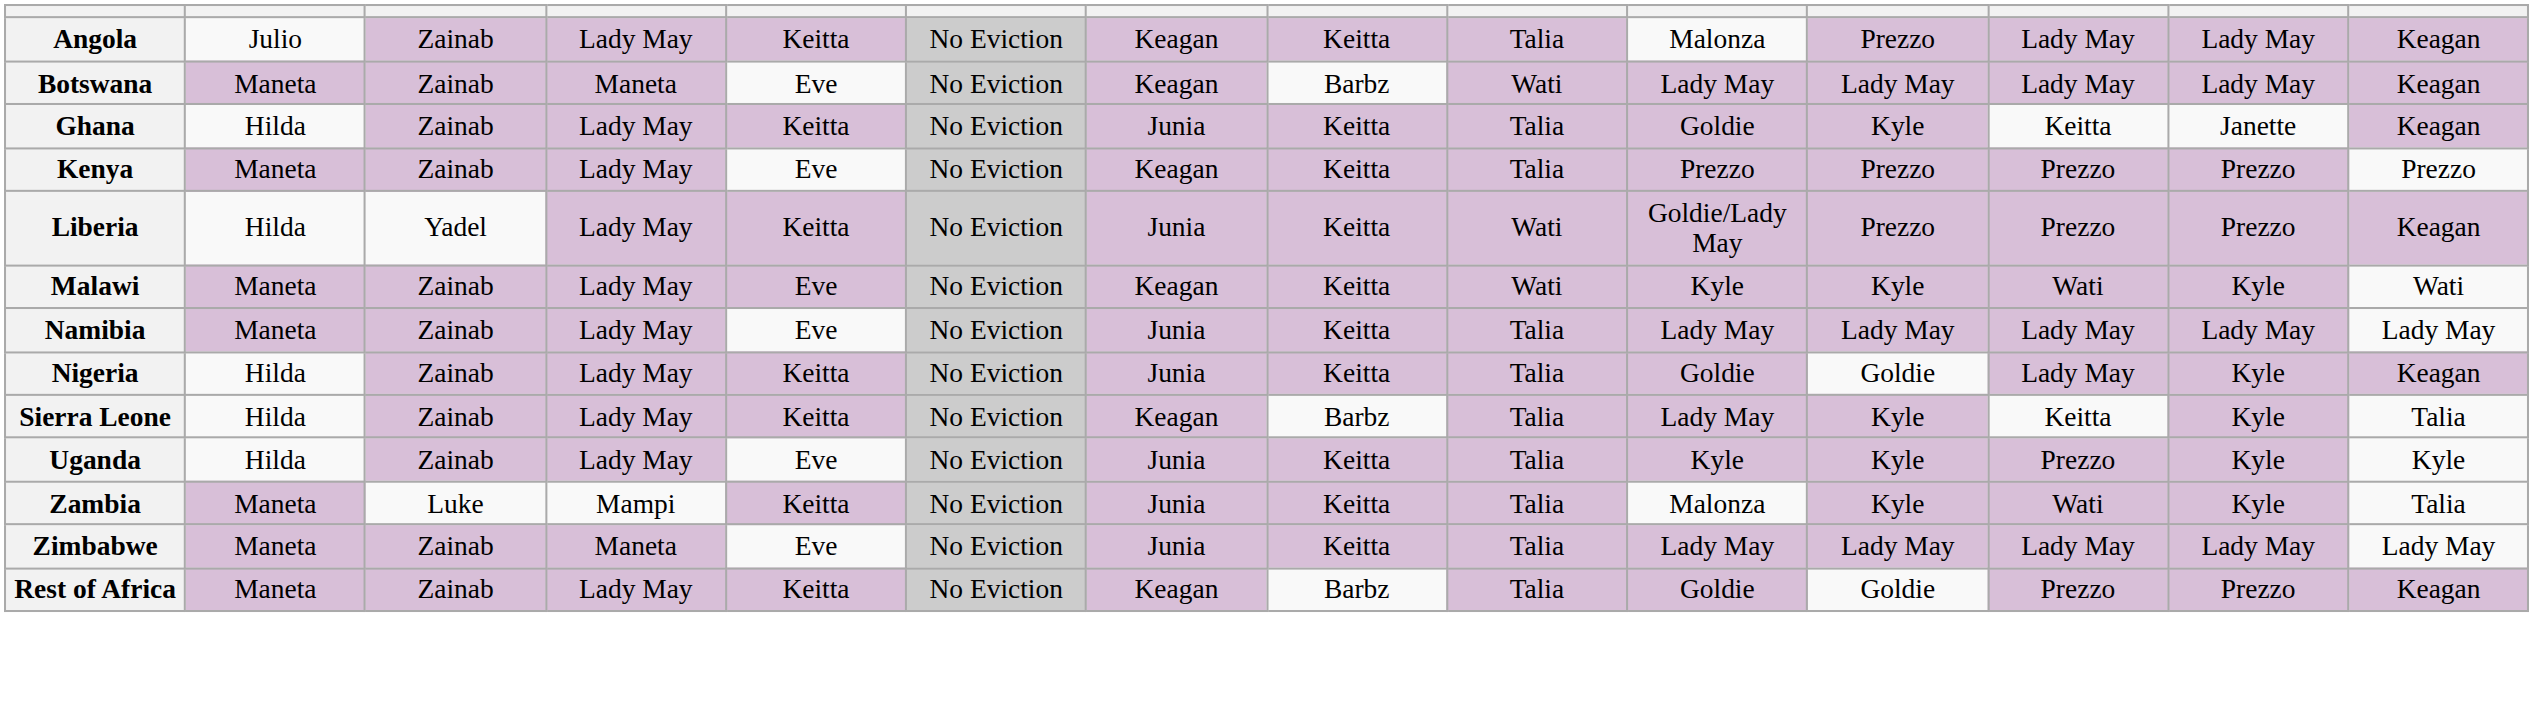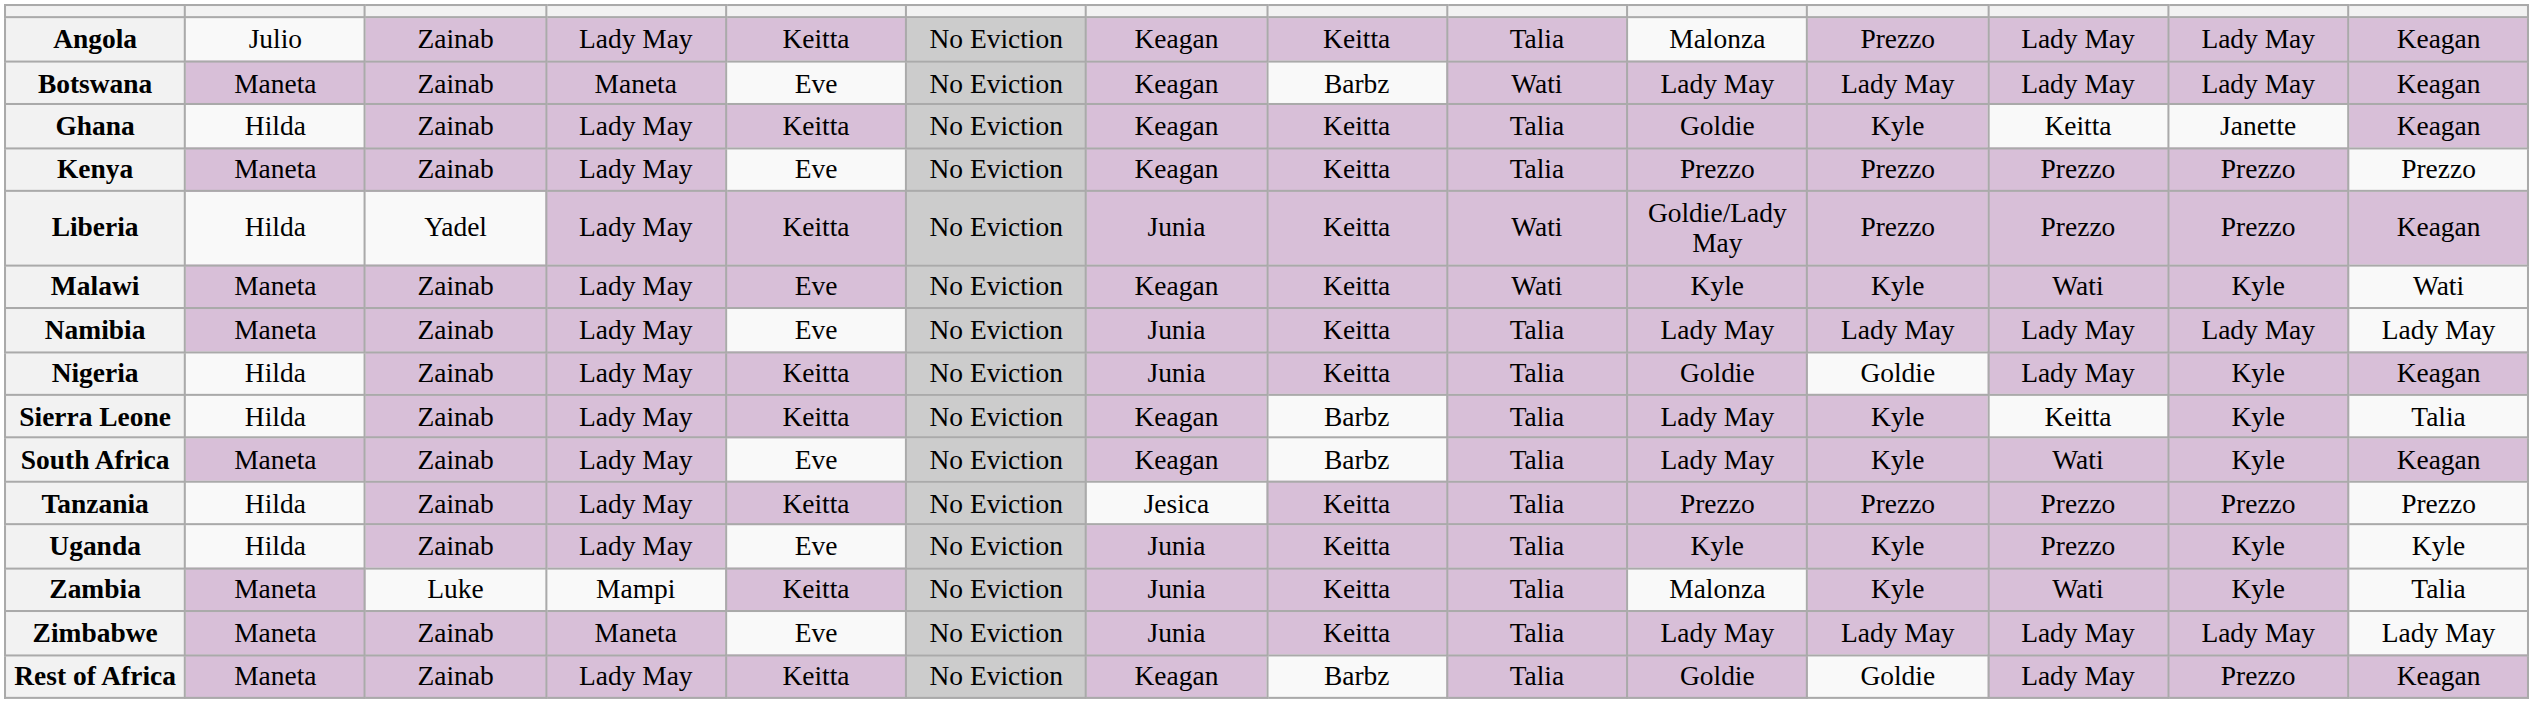(1176, 126) Junia -> (1176, 126) Keagan
+ row: (95, 459)
+ row: (95, 503)
(2078, 589) Prezzo -> (2078, 676) Lady May
